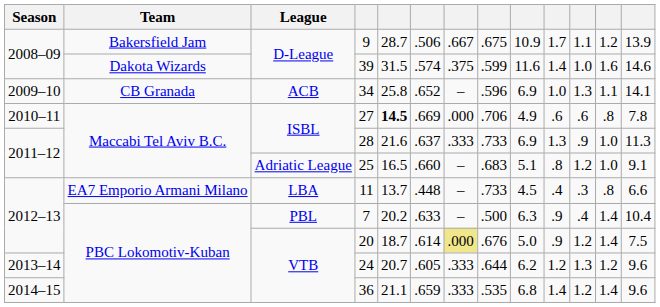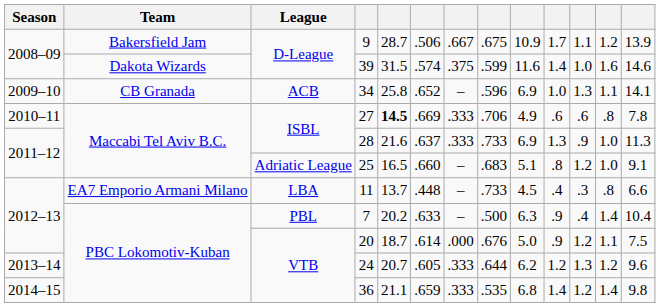(461, 116) .000 -> (461, 116) .333
(461, 240) khaki background -> (461, 240) no background
(608, 240) 1.4 -> (608, 240) 1.1
(638, 290) 9.6 -> (638, 290) 9.8
